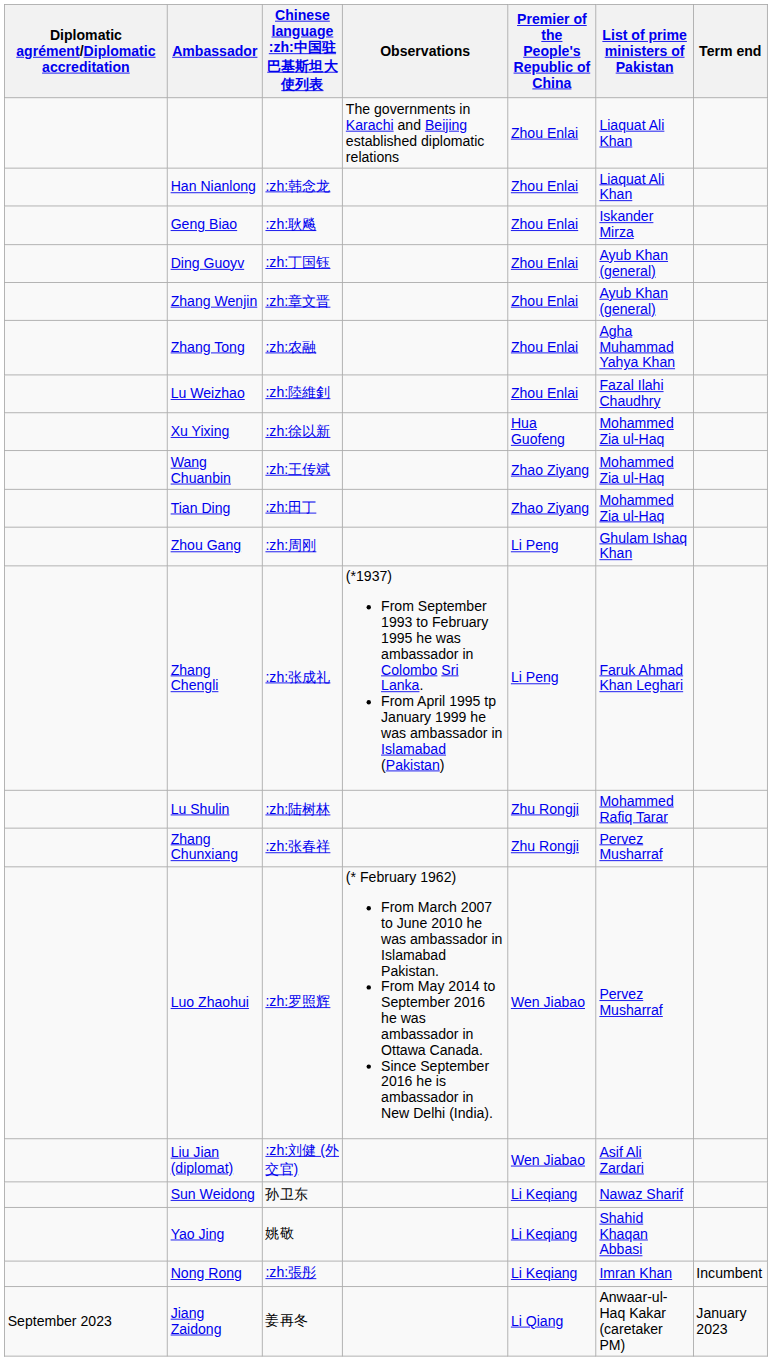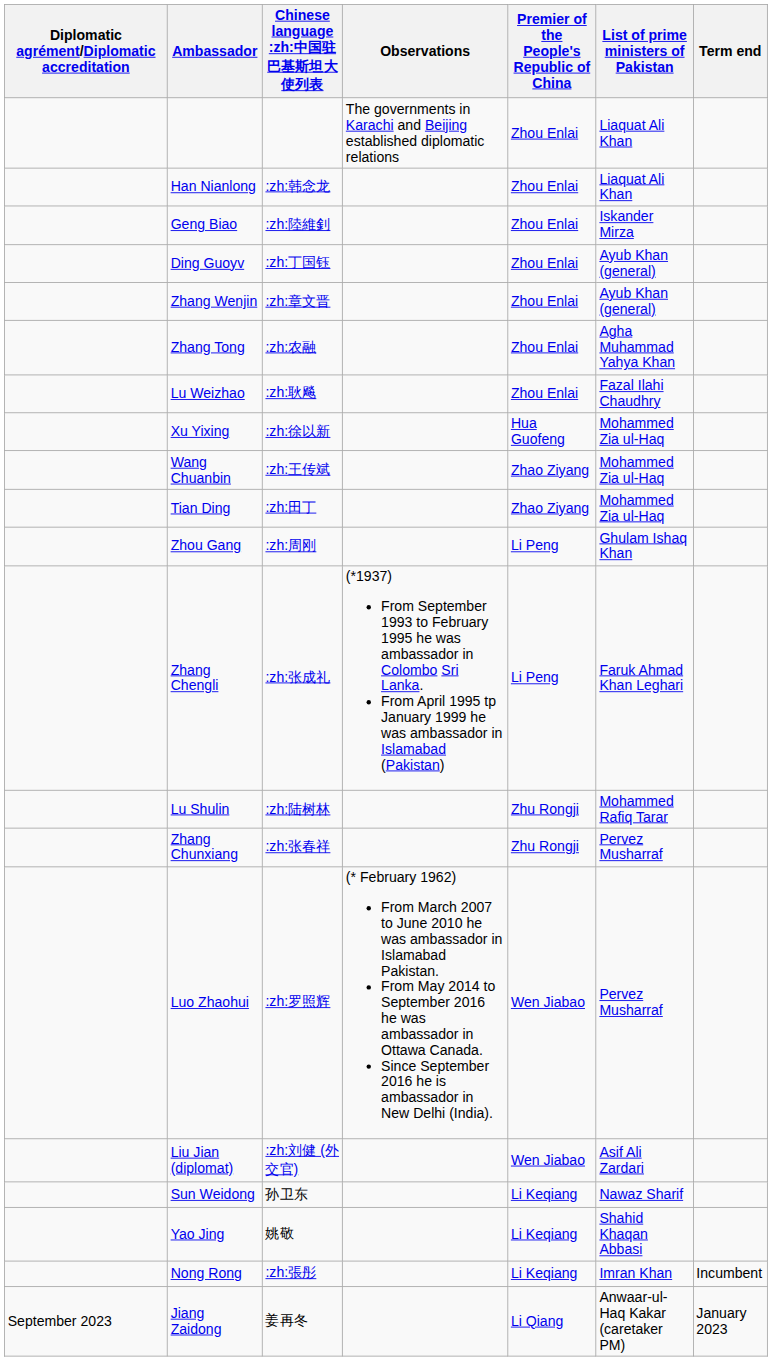(291, 224) :zh:耿飚 -> (298, 224) :zh:陸維釗
(298, 393) :zh:陸維釗 -> (291, 393) :zh:耿飚
